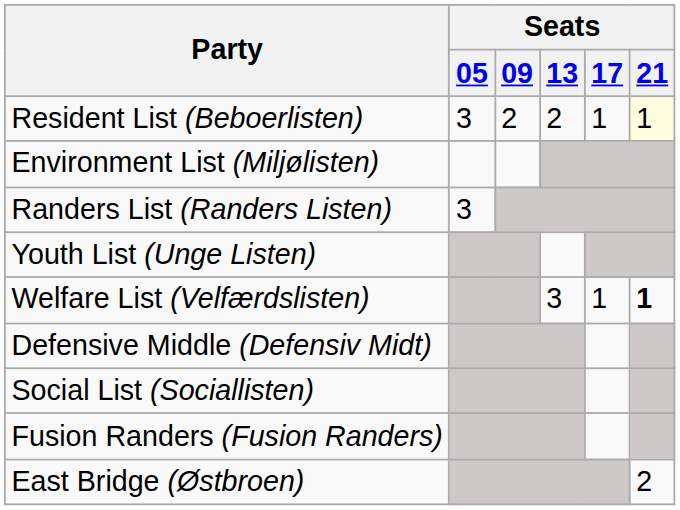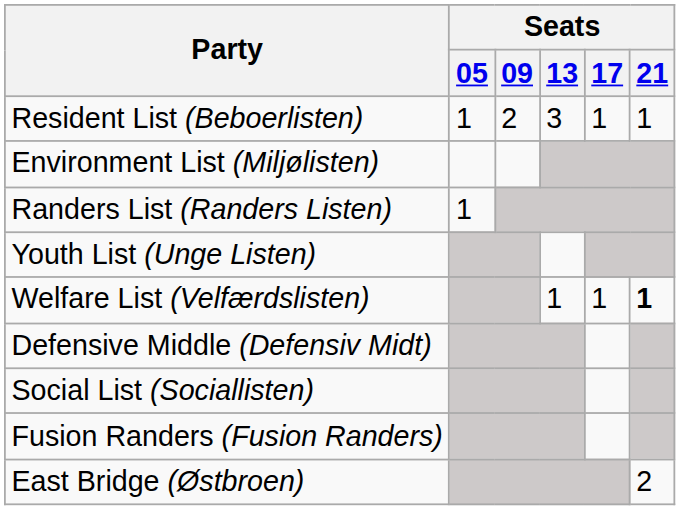(464, 118) 3 -> (464, 118) 1
(554, 118) 2 -> (554, 118) 3
(644, 118) lightyellow background -> (644, 118) no background
(464, 208) 3 -> (464, 208) 1
(554, 299) 3 -> (554, 299) 1
